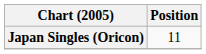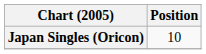(174, 37) 11 -> (174, 37) 10
